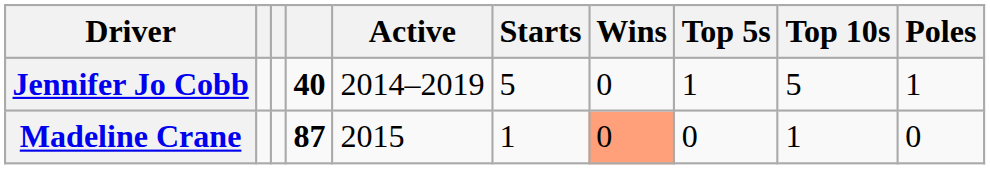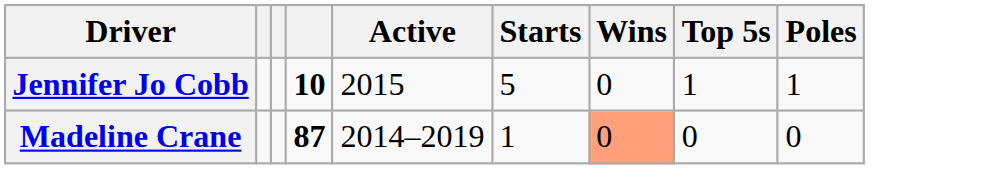- column: (838, 31)
(309, 84) 40 -> (309, 84) 10
(412, 84) 2014–2019 -> (372, 84) 2015
(372, 136) 2015 -> (412, 136) 2014–2019
